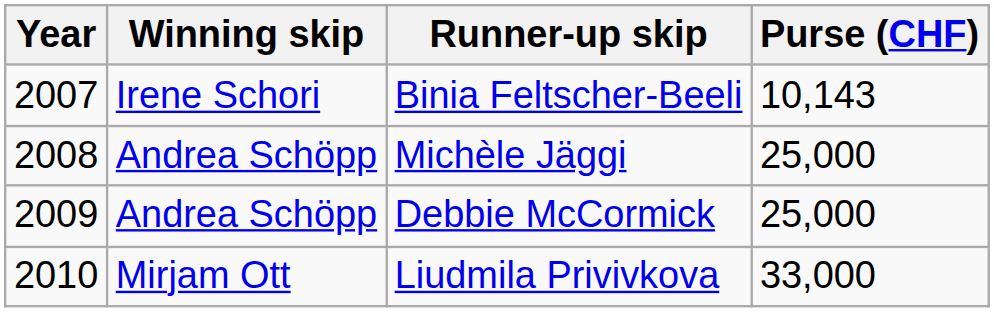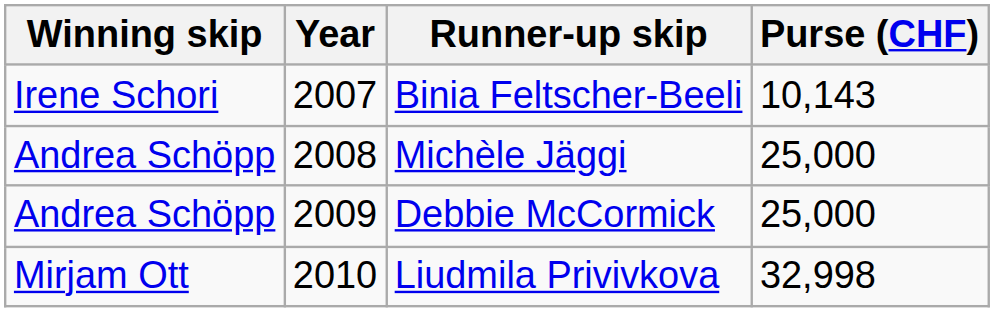columns swapped: (56, 34) <-> (246, 34)
(818, 275) 33,000 -> (818, 275) 32,998
